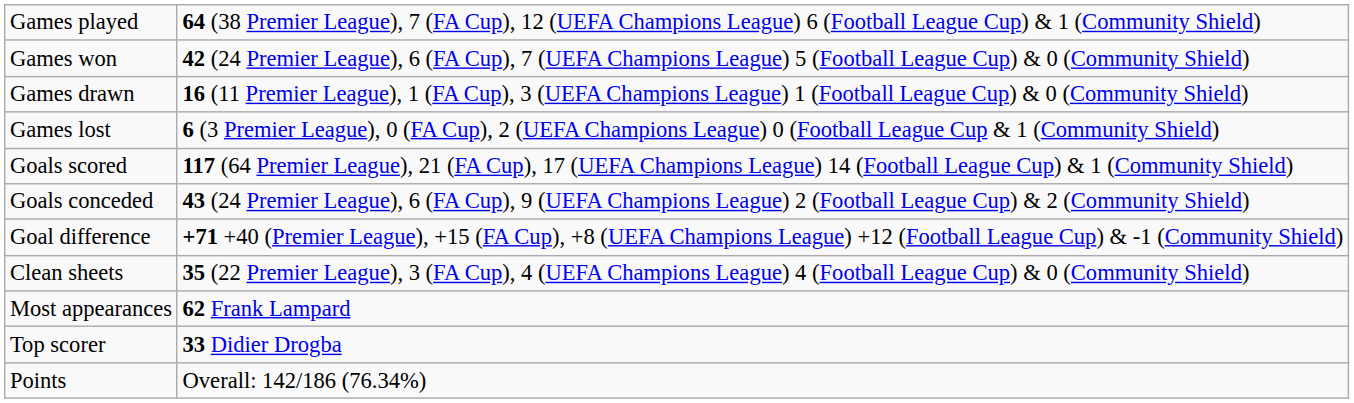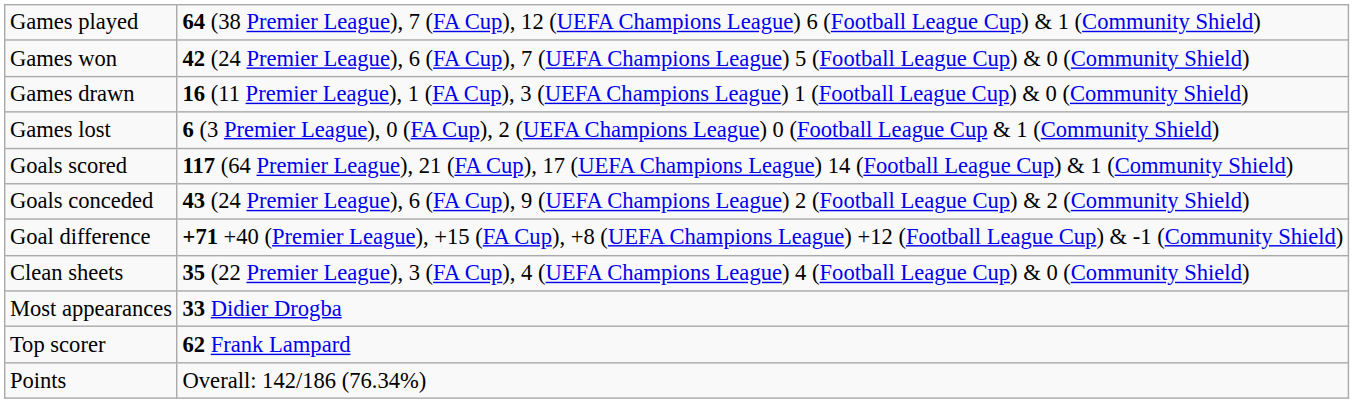(266, 308) 62 Frank Lampard -> (262, 308) 33 Didier Drogba
(262, 344) 33 Didier Drogba -> (266, 344) 62 Frank Lampard
